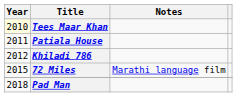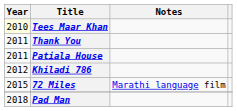+ row: (57, 41)
